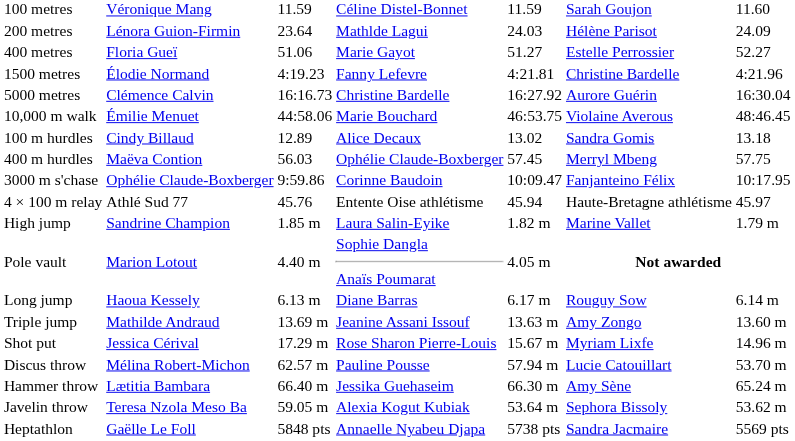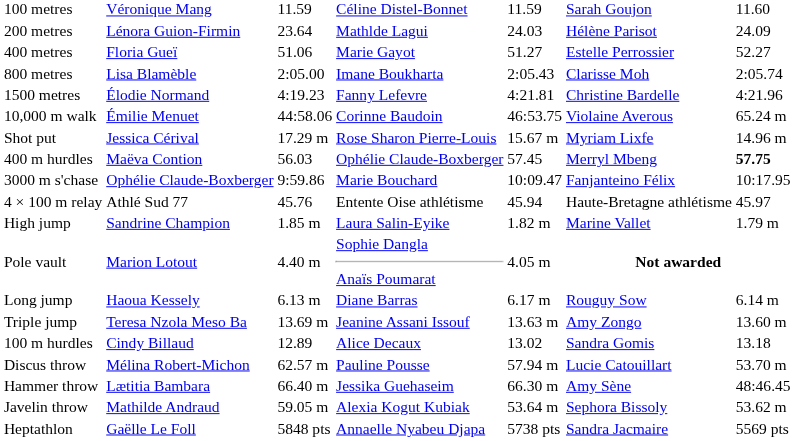+ row: (38, 73)
- row: (42, 95)
(387, 116) Marie Bouchard -> (389, 116) Corinne Baudoin
(763, 116) 48:46.45 -> (761, 116) 65.24 m
rows swapped: (48, 137) <-> (30, 343)
(753, 159) normal -> (753, 159) bold
(389, 180) Corinne Baudoin -> (387, 180) Marie Bouchard
(163, 321) Mathilde Andraud -> (177, 321) Teresa Nzola Meso Ba
(761, 386) 65.24 m -> (763, 386) 48:46.45
(177, 407) Teresa Nzola Meso Ba -> (163, 407) Mathilde Andraud
